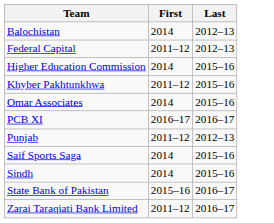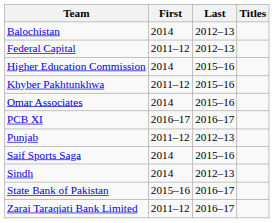+ column: (253, 13)
(215, 173) 2015–16 -> (215, 173) 2012–13
